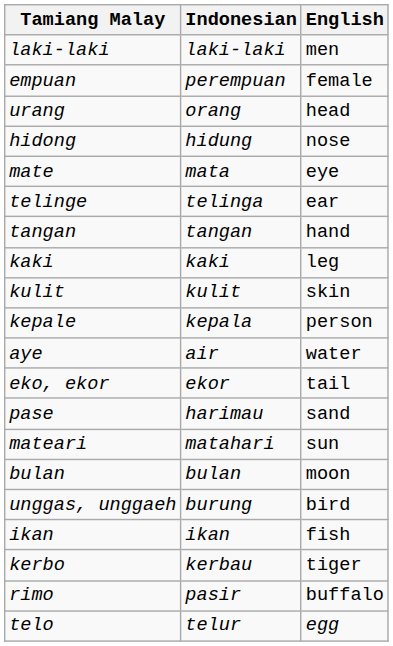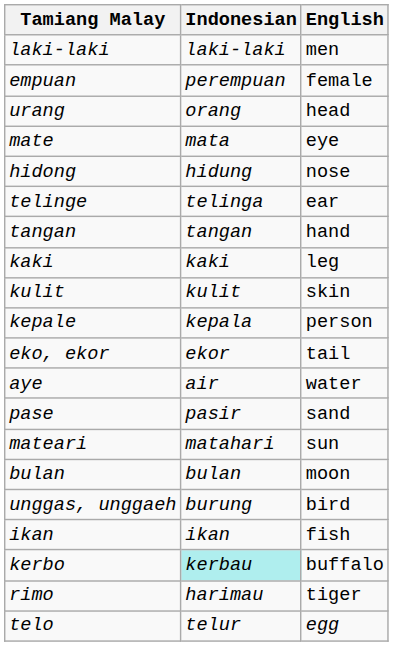rows swapped: (31, 171) <-> (43, 141)
rows swapped: (59, 383) <-> (26, 353)
(224, 414) harimau -> (213, 414) pasir
(219, 565) no background -> (219, 565) paleturquoise background
(334, 565) tiger -> (345, 565) buffalo
(213, 596) pasir -> (224, 596) harimau
(345, 596) buffalo -> (334, 596) tiger
